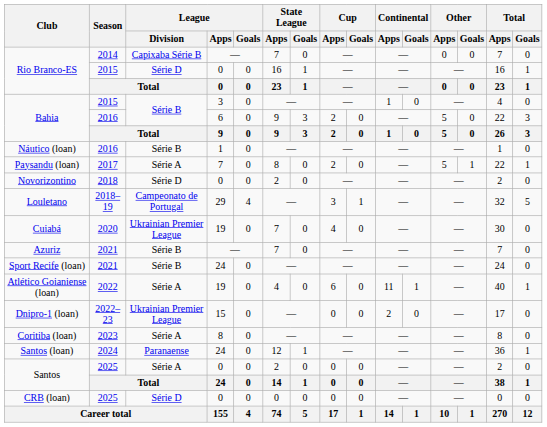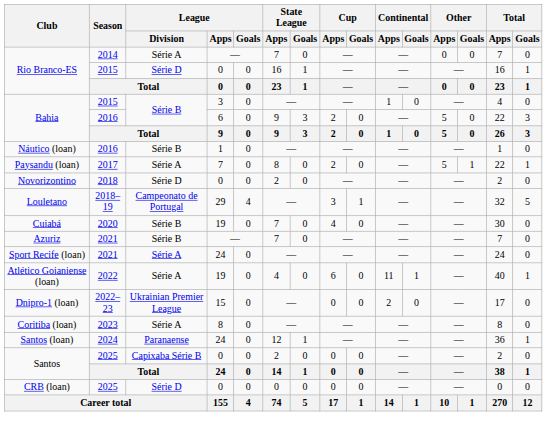(167, 54) Capixaba Série B -> (167, 54) Série A
(167, 229) Ukrainian Premier League -> (167, 223) Série B
(167, 266) Série B -> (167, 254) Série A
(167, 367) Série A -> (167, 355) Capixaba Série B
